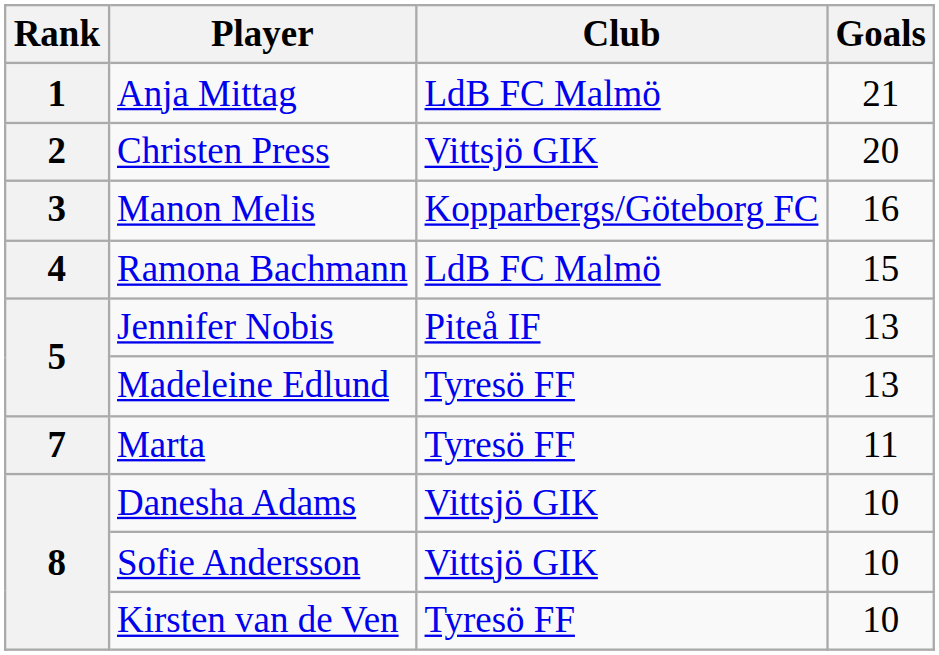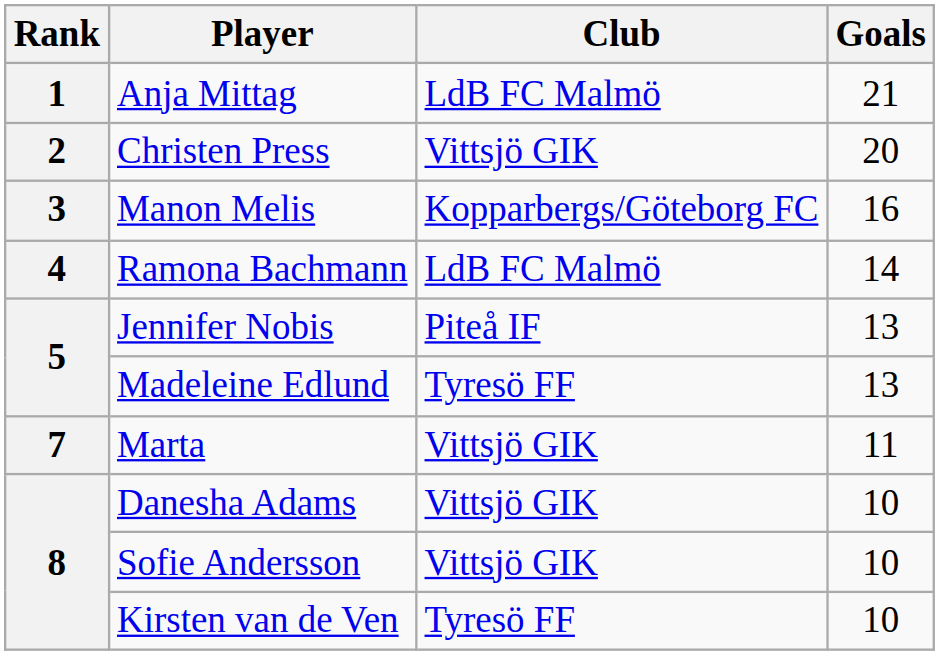(881, 268) 15 -> (881, 268) 14
(500, 444) Tyresö FF -> (511, 444) Vittsjö GIK
